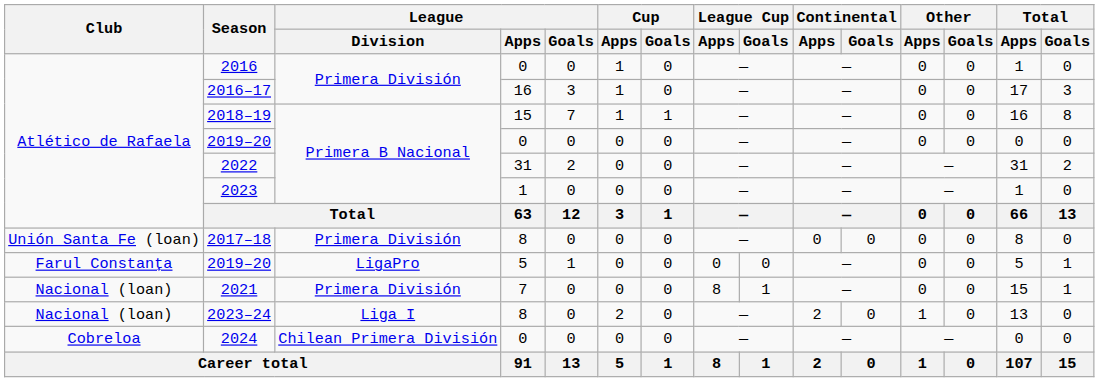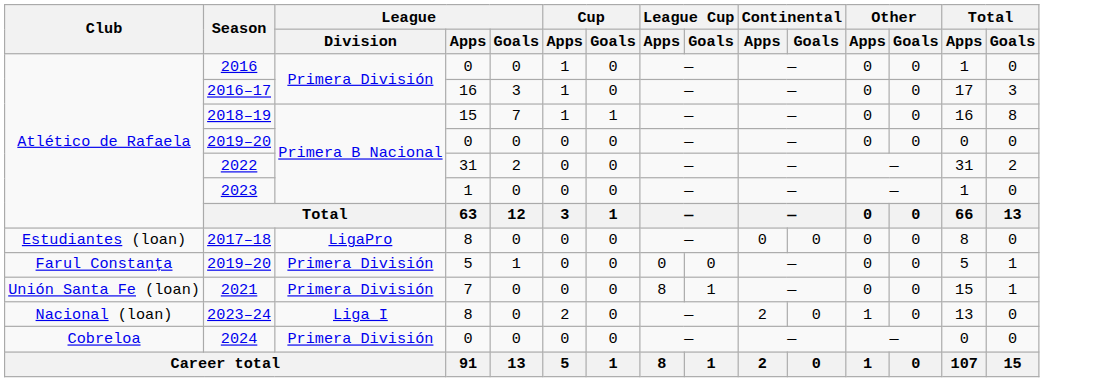(104, 240) Unión Santa Fe (loan) -> (104, 240) Estudiantes (loan)
(388, 240) Primera División -> (360, 240) LigaPro
(388, 265) LigaPro -> (360, 265) Primera División
(104, 290) Nacional (loan) -> (104, 290) Unión Santa Fe (loan)
(388, 339) Chilean Primera División -> (360, 339) Primera División
